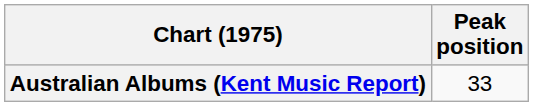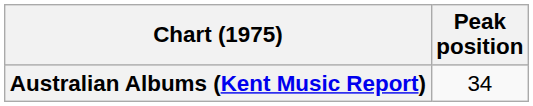(480, 82) 33 -> (480, 82) 34
